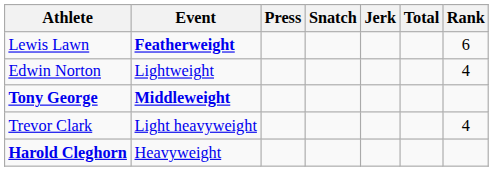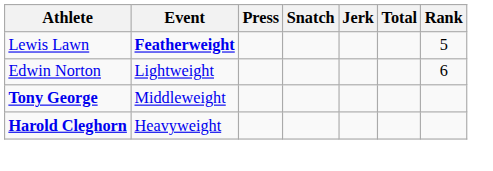(466, 45) 6 -> (444, 45) 5
(466, 71) 4 -> (444, 71) 6
(182, 98) bold -> (180, 98) normal
- row: (50, 125)
